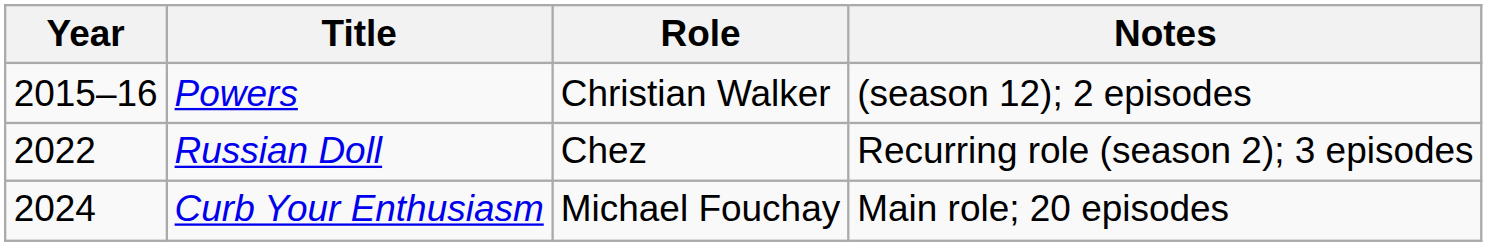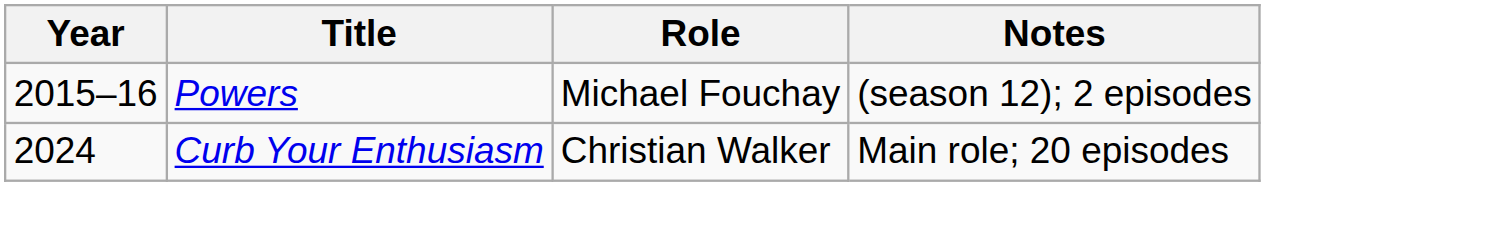(696, 92) Christian Walker -> (700, 92) Michael Fouchay
- row: (278, 151)
(700, 209) Michael Fouchay -> (696, 151) Christian Walker
